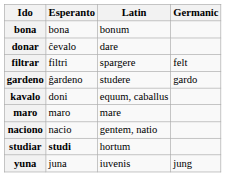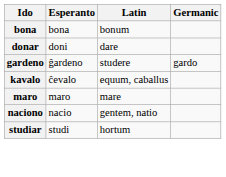(62, 46) ĉevalo -> (58, 46) doni
- row: (25, 63)
(58, 96) doni -> (62, 79) ĉevalo
(60, 146) bold -> (59, 130) normal
- row: (25, 163)
